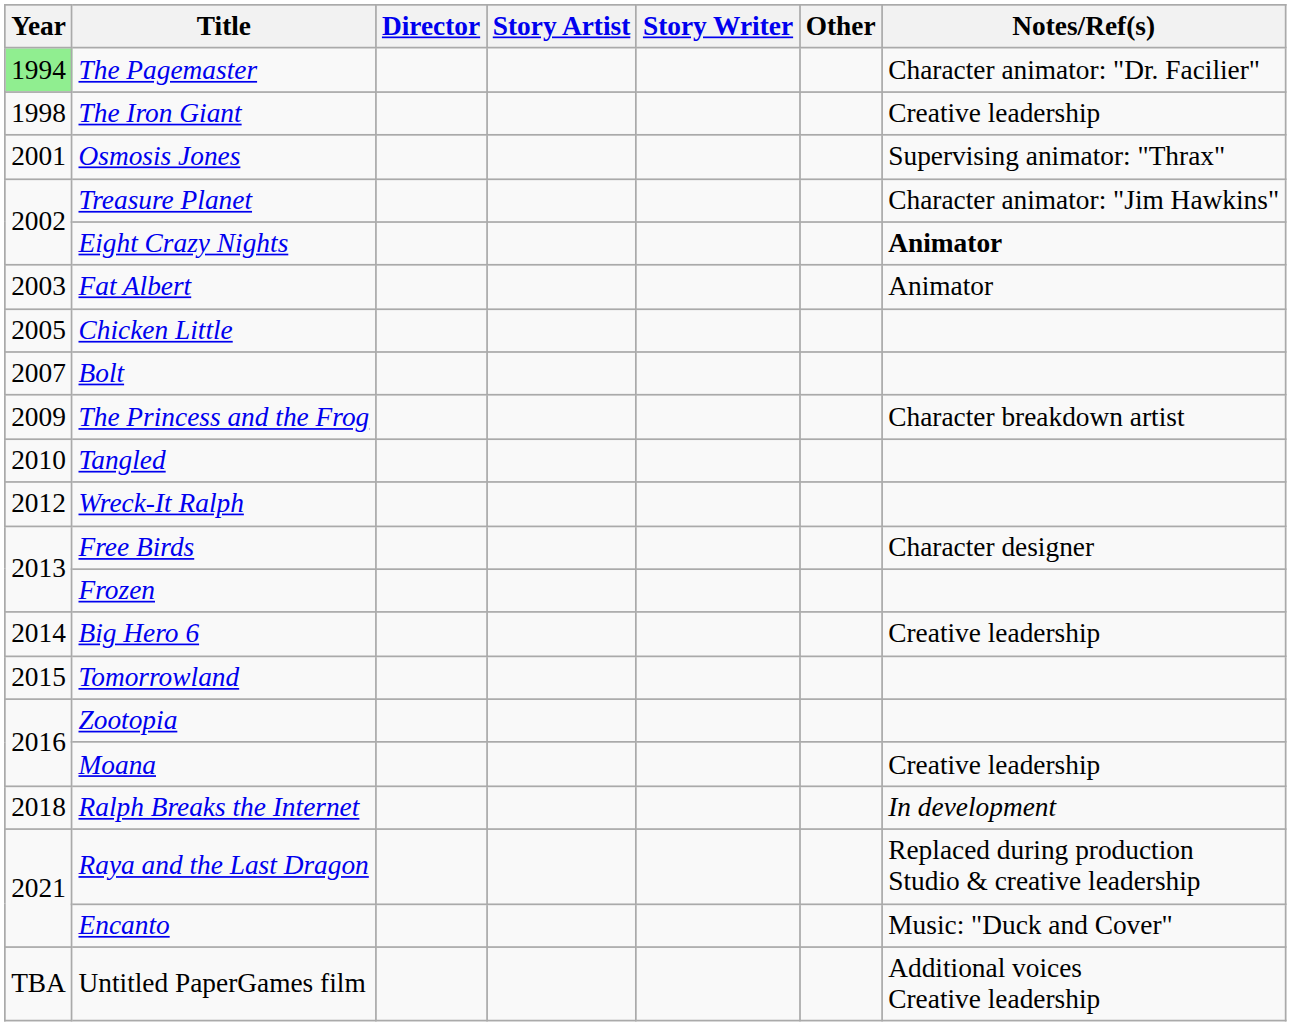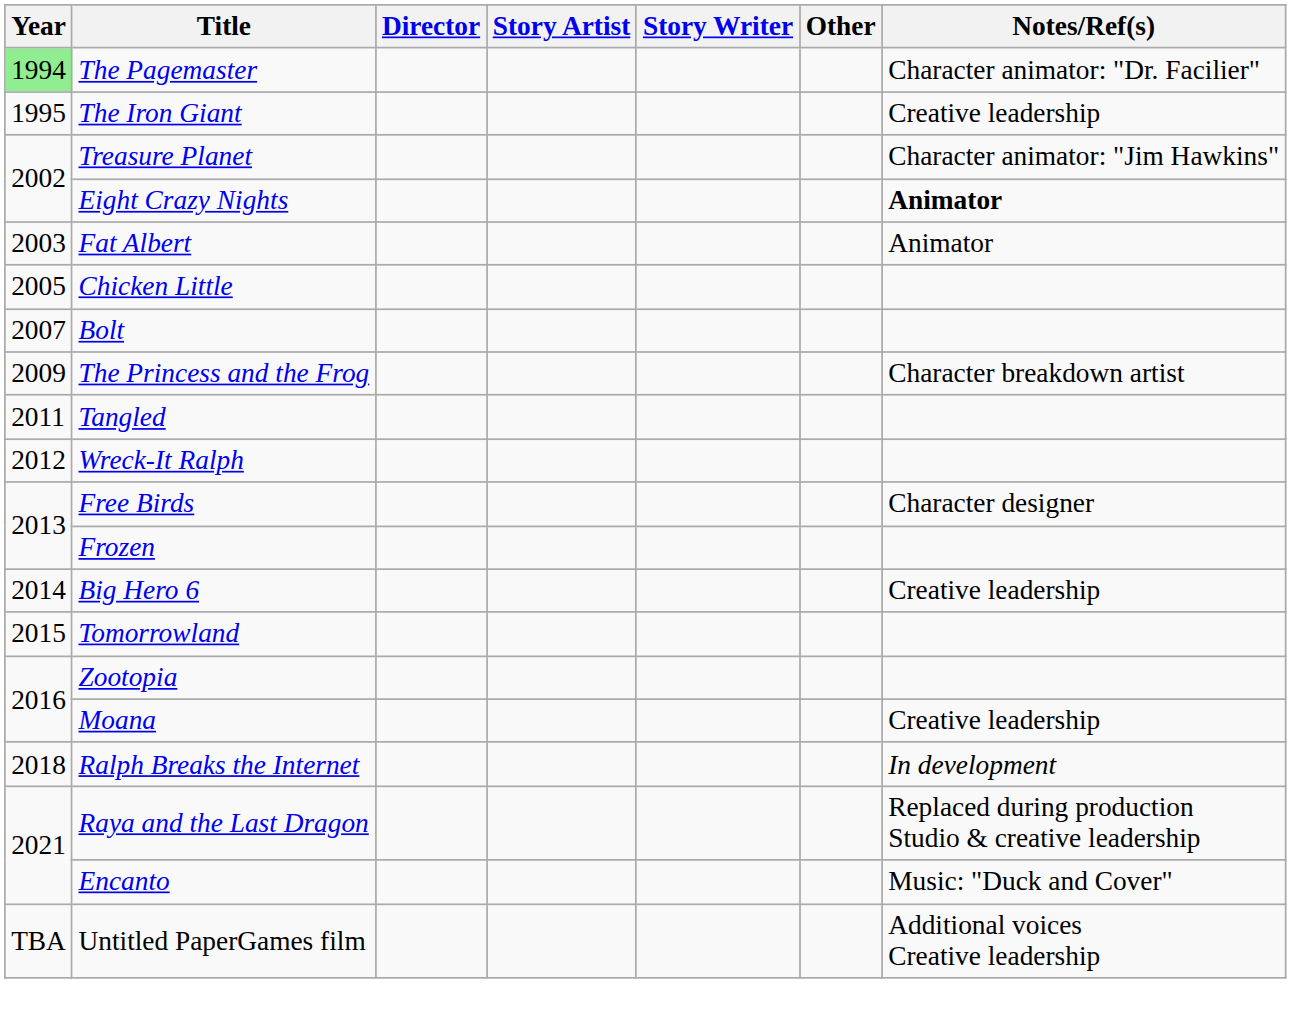(39, 112) 1998 -> (39, 112) 1995
- row: (159, 156)
(39, 460) 2010 -> (38, 416) 2011
